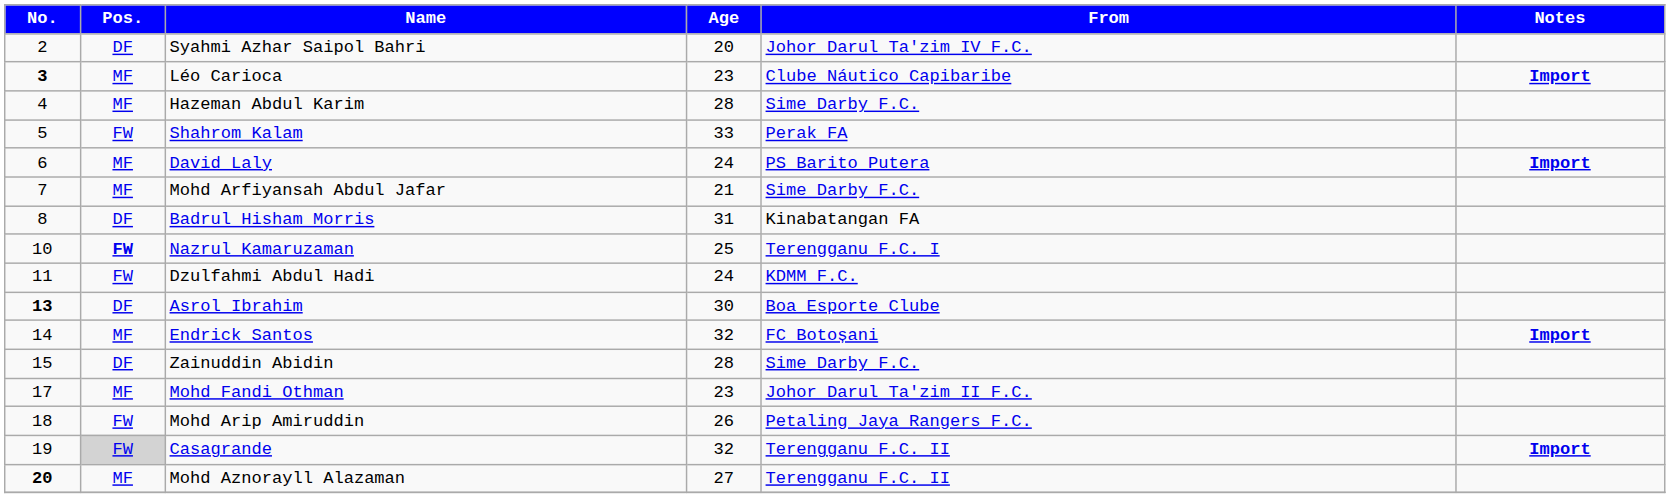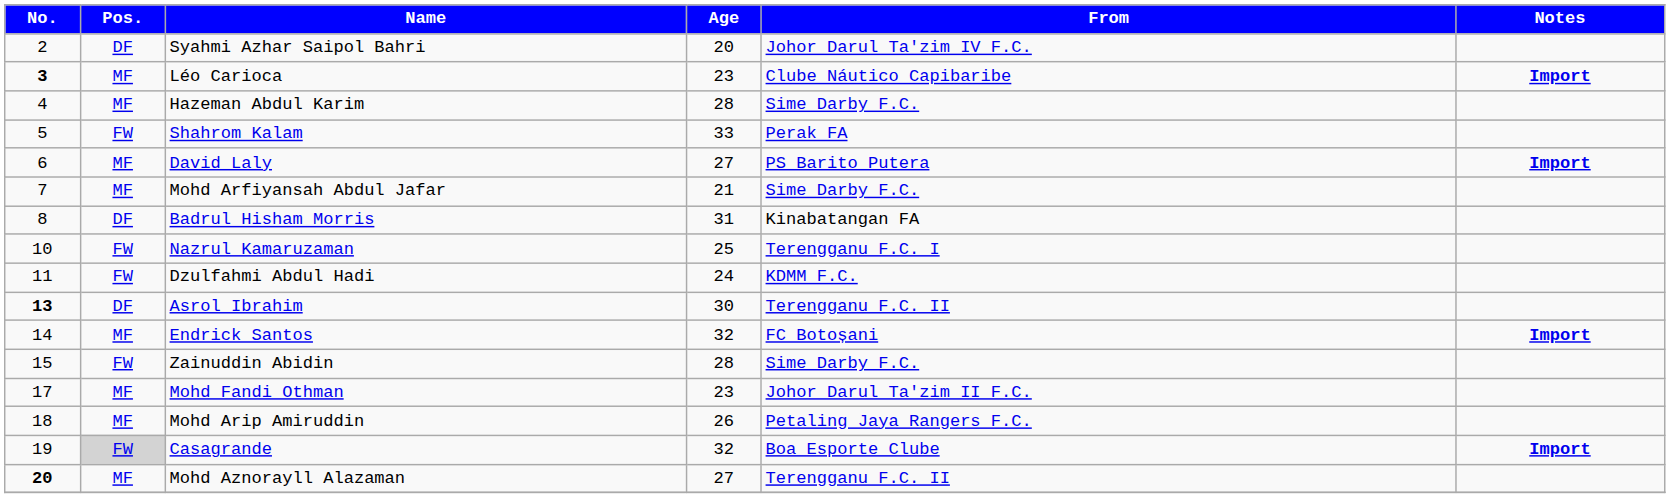(724, 162) 24 -> (724, 162) 27
(123, 248) bold -> (123, 248) normal
(853, 306) Boa Esporte Clube -> (858, 306) Terengganu F.C. II
(123, 363) DF -> (123, 363) FW
(123, 421) FW -> (123, 421) MF
(858, 449) Terengganu F.C. II -> (853, 449) Boa Esporte Clube
